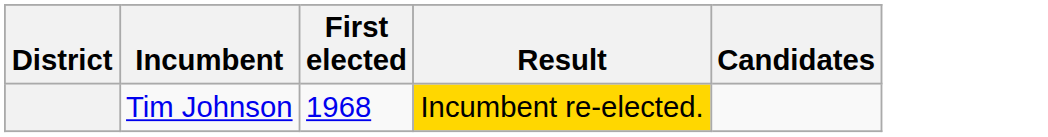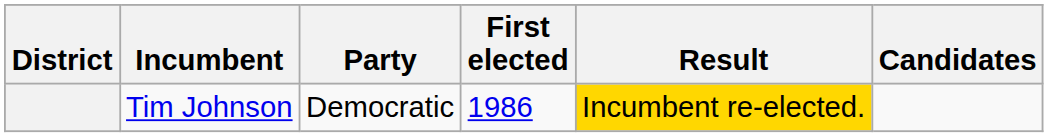+ column: (380, 60)
(339, 107) 1968 -> (500, 107) 1986
